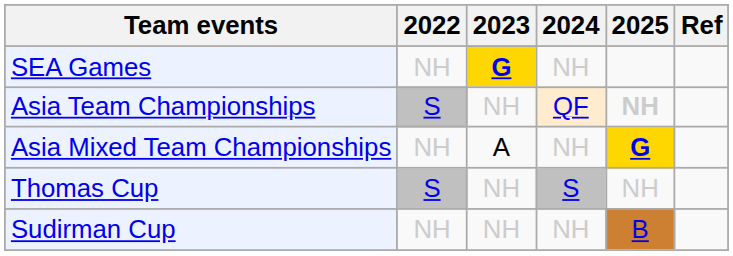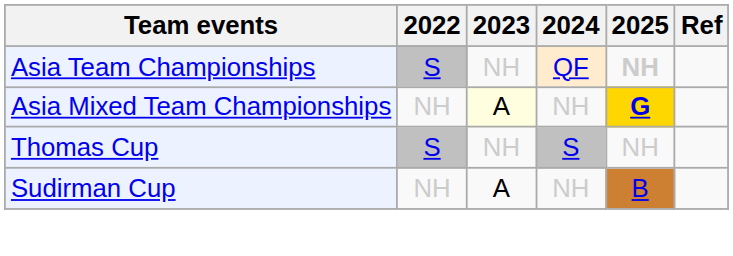- row: (81, 66)
(501, 148) no background -> (501, 107) lightyellow background
(501, 229) NH -> (501, 189) A
